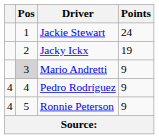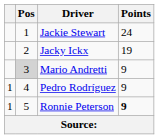(10, 88) 4 -> (10, 88) 1
(10, 106) 4 -> (10, 106) 1
(124, 106) normal -> (124, 106) bold
